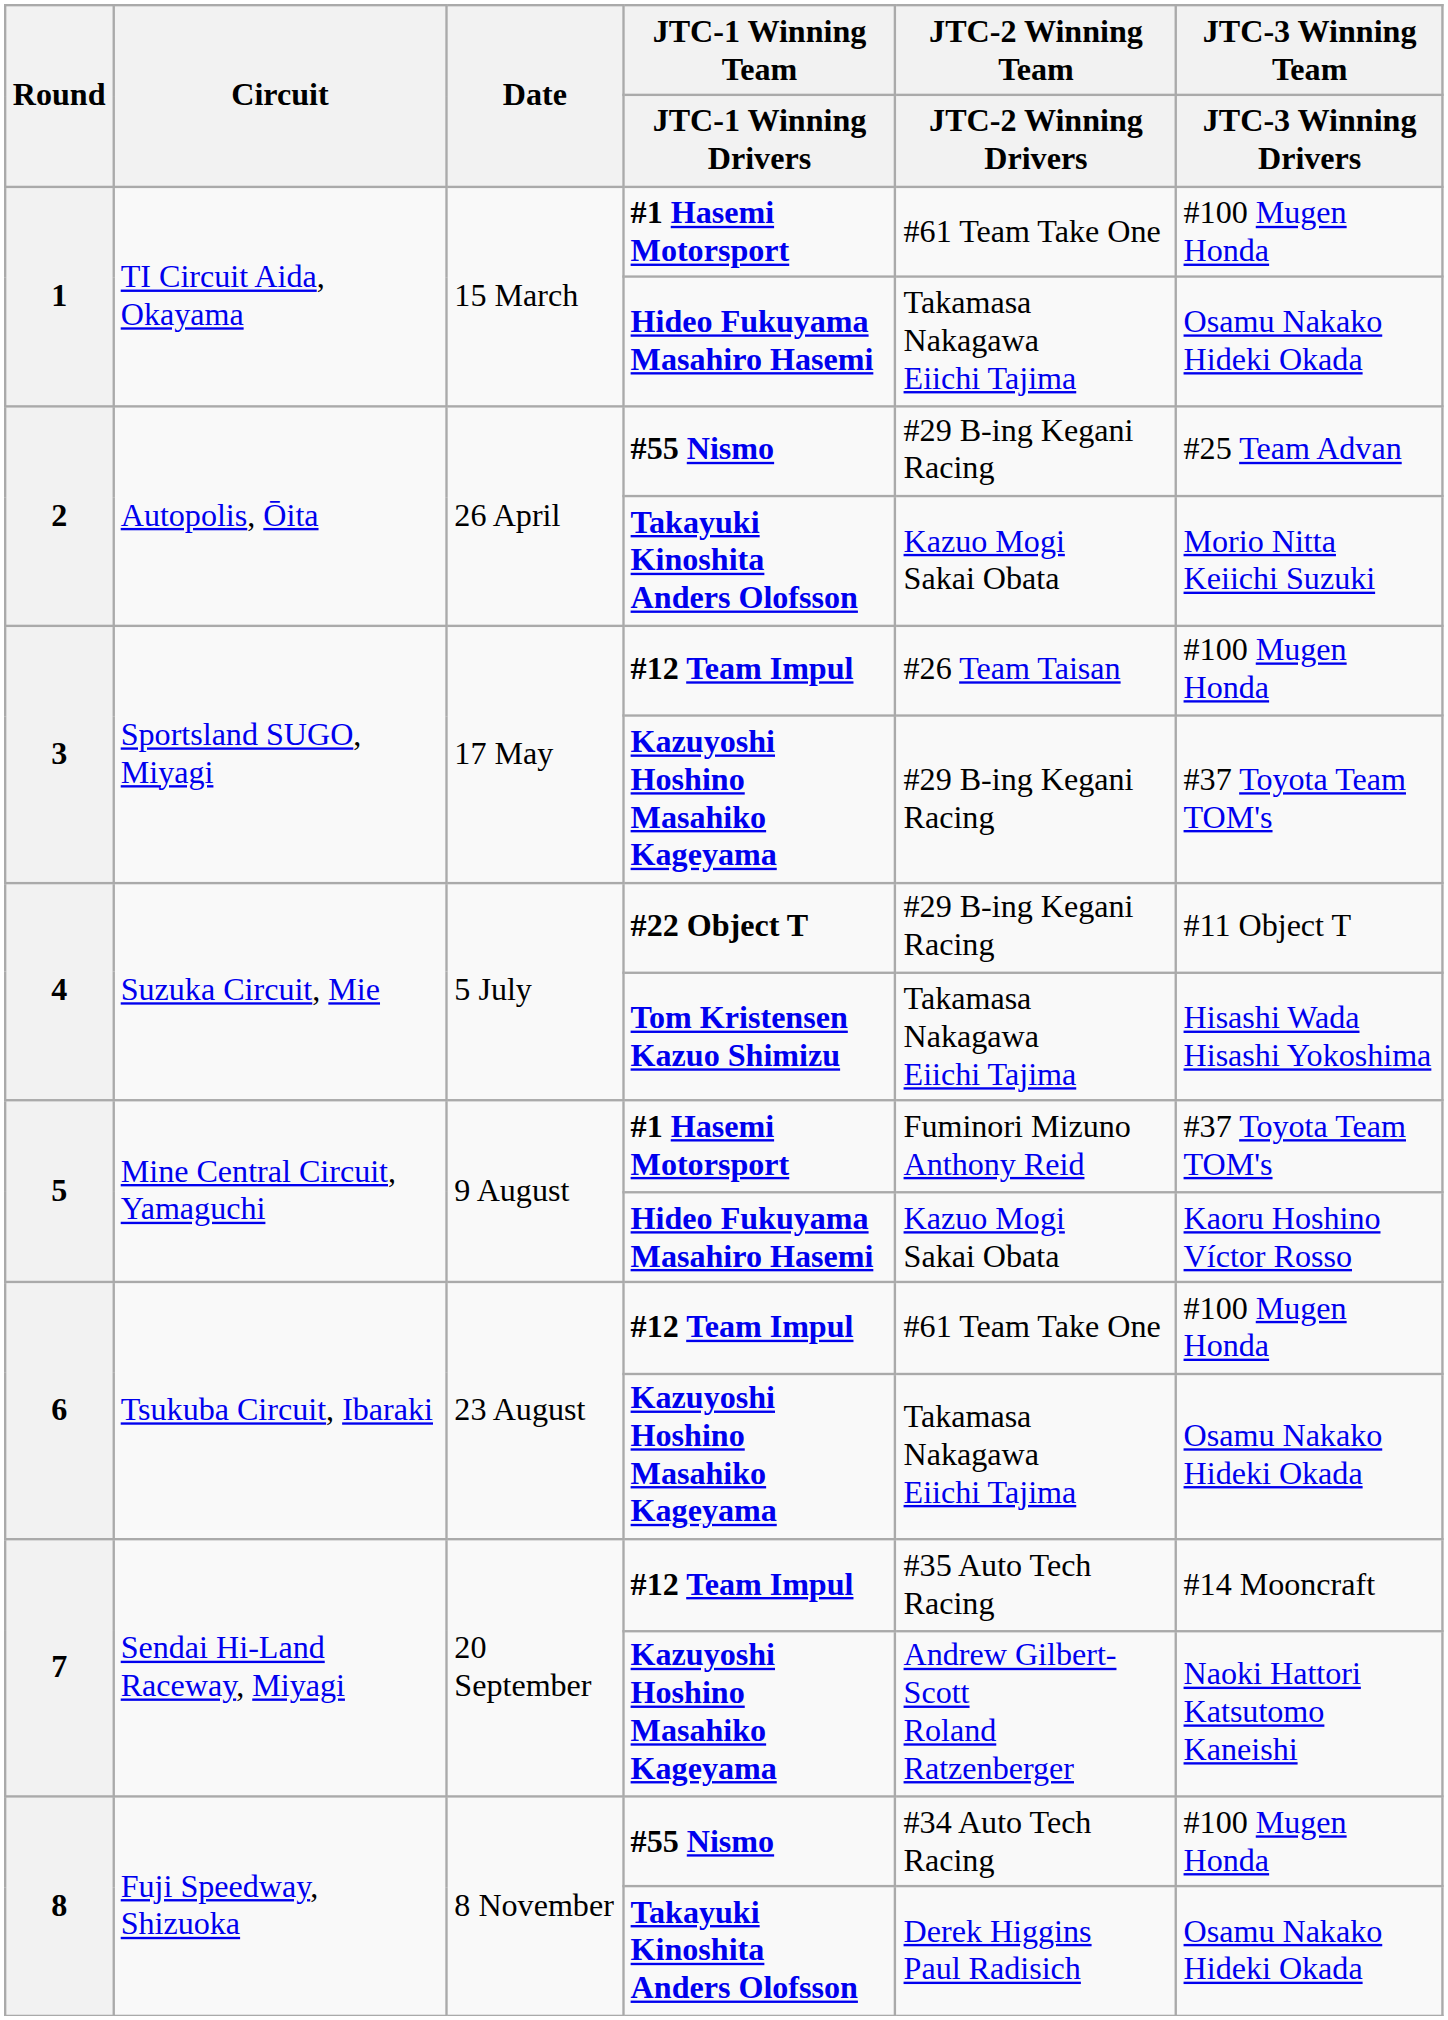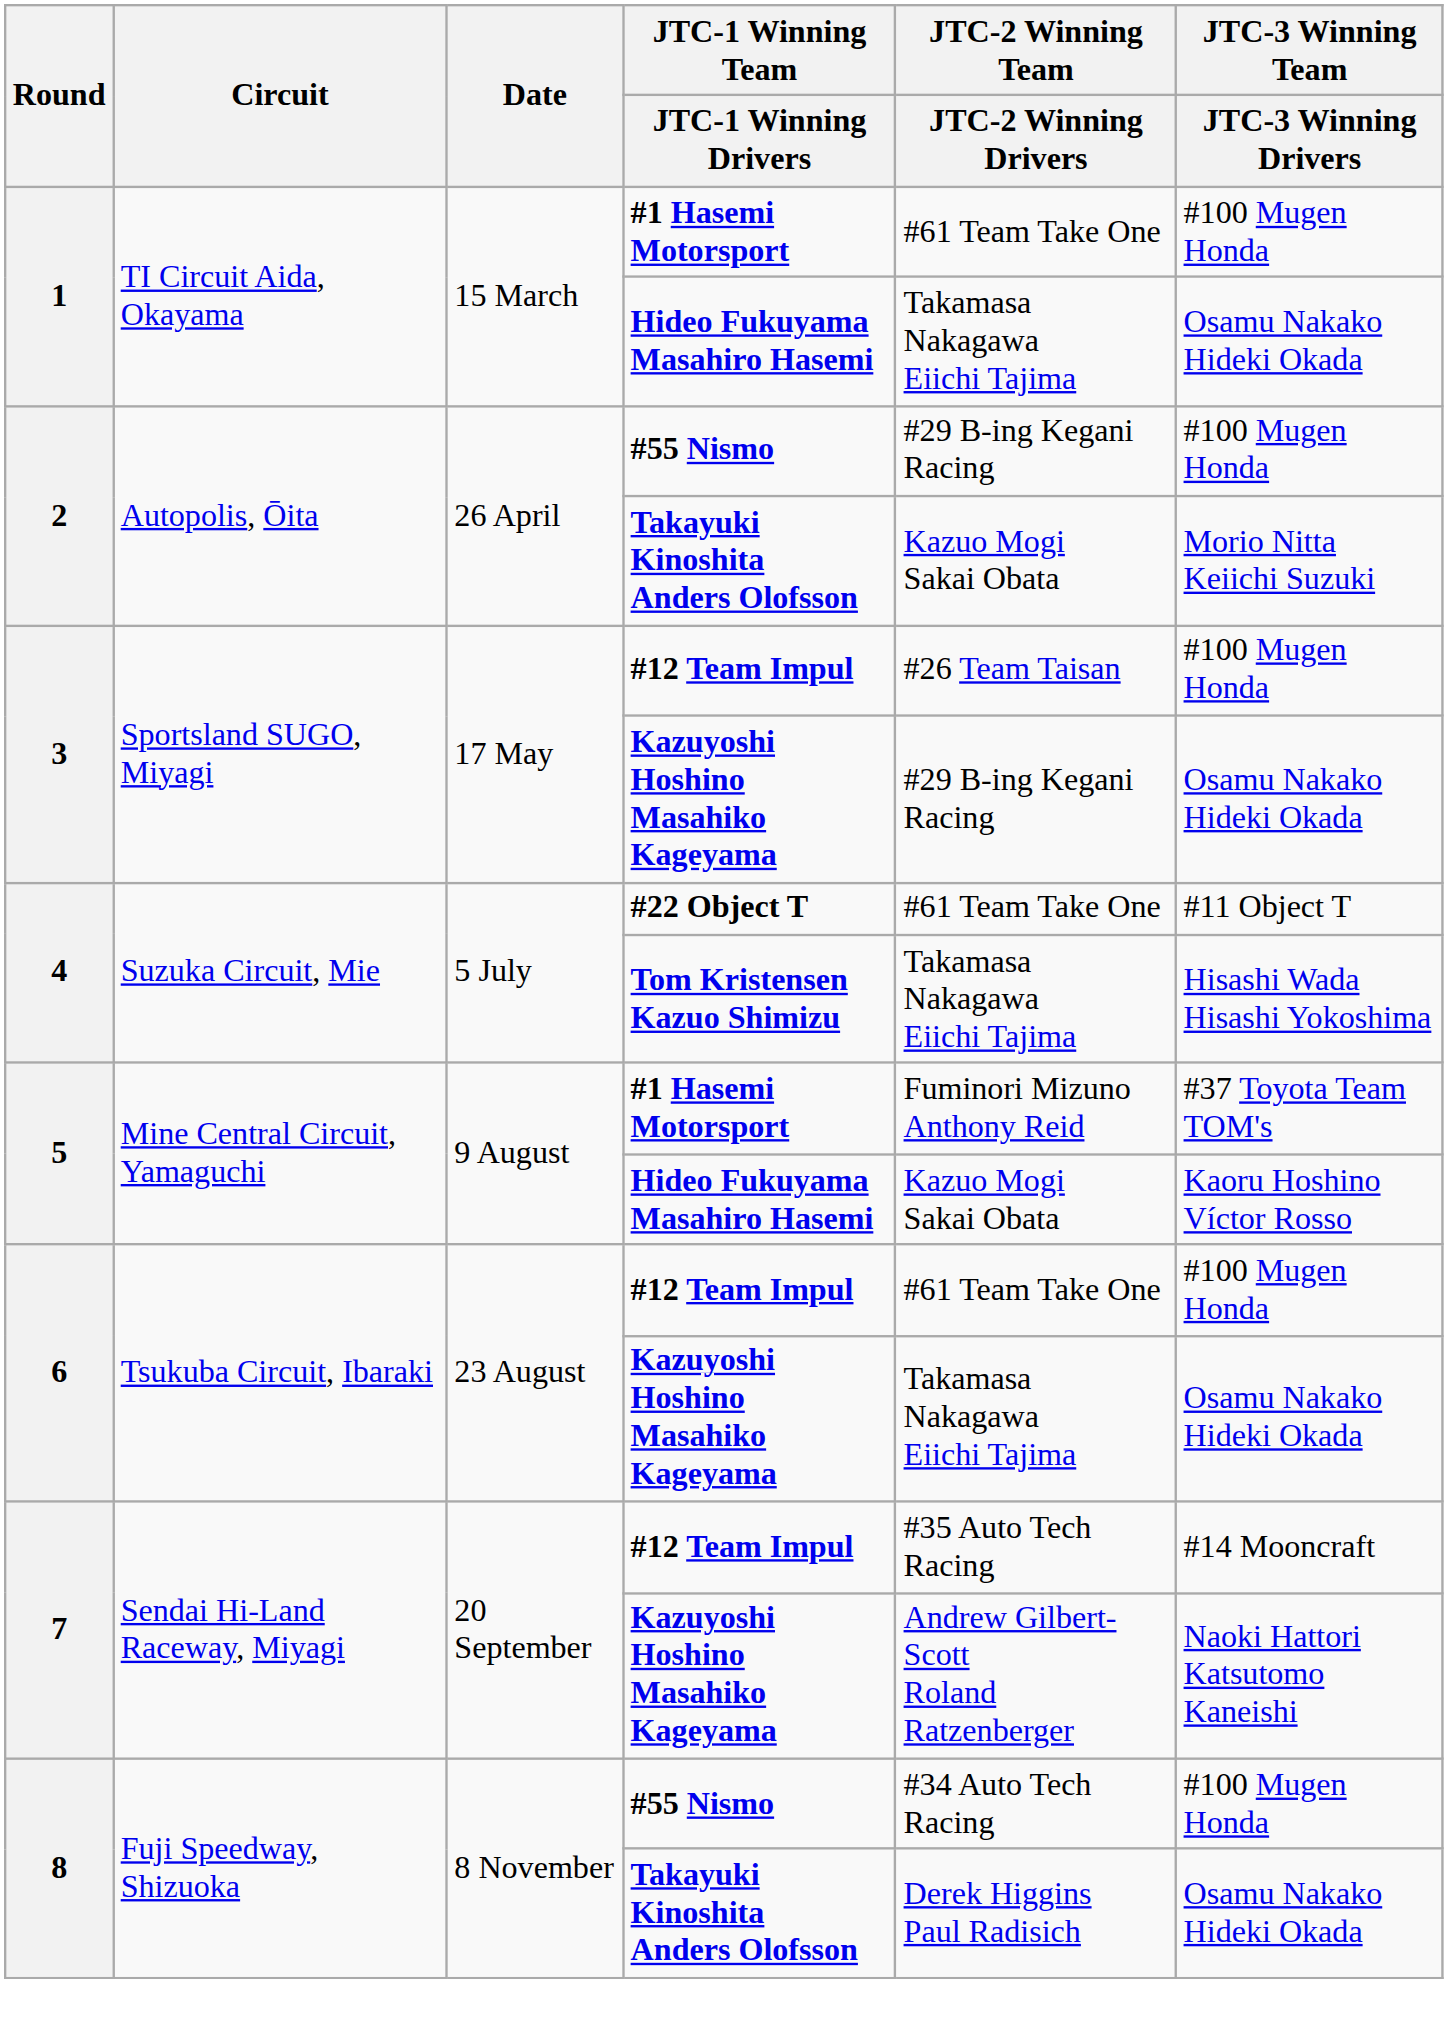(1293, 450) #25 Team Advan -> (1265, 450) #100 Mugen Honda
(1295, 797) #37 Toyota Team TOM's -> (1283, 797) Osamu Nakako Hideki Okada
(1019, 926) #29 B-ing Kegani Racing -> (1032, 907) #61 Team Take One
